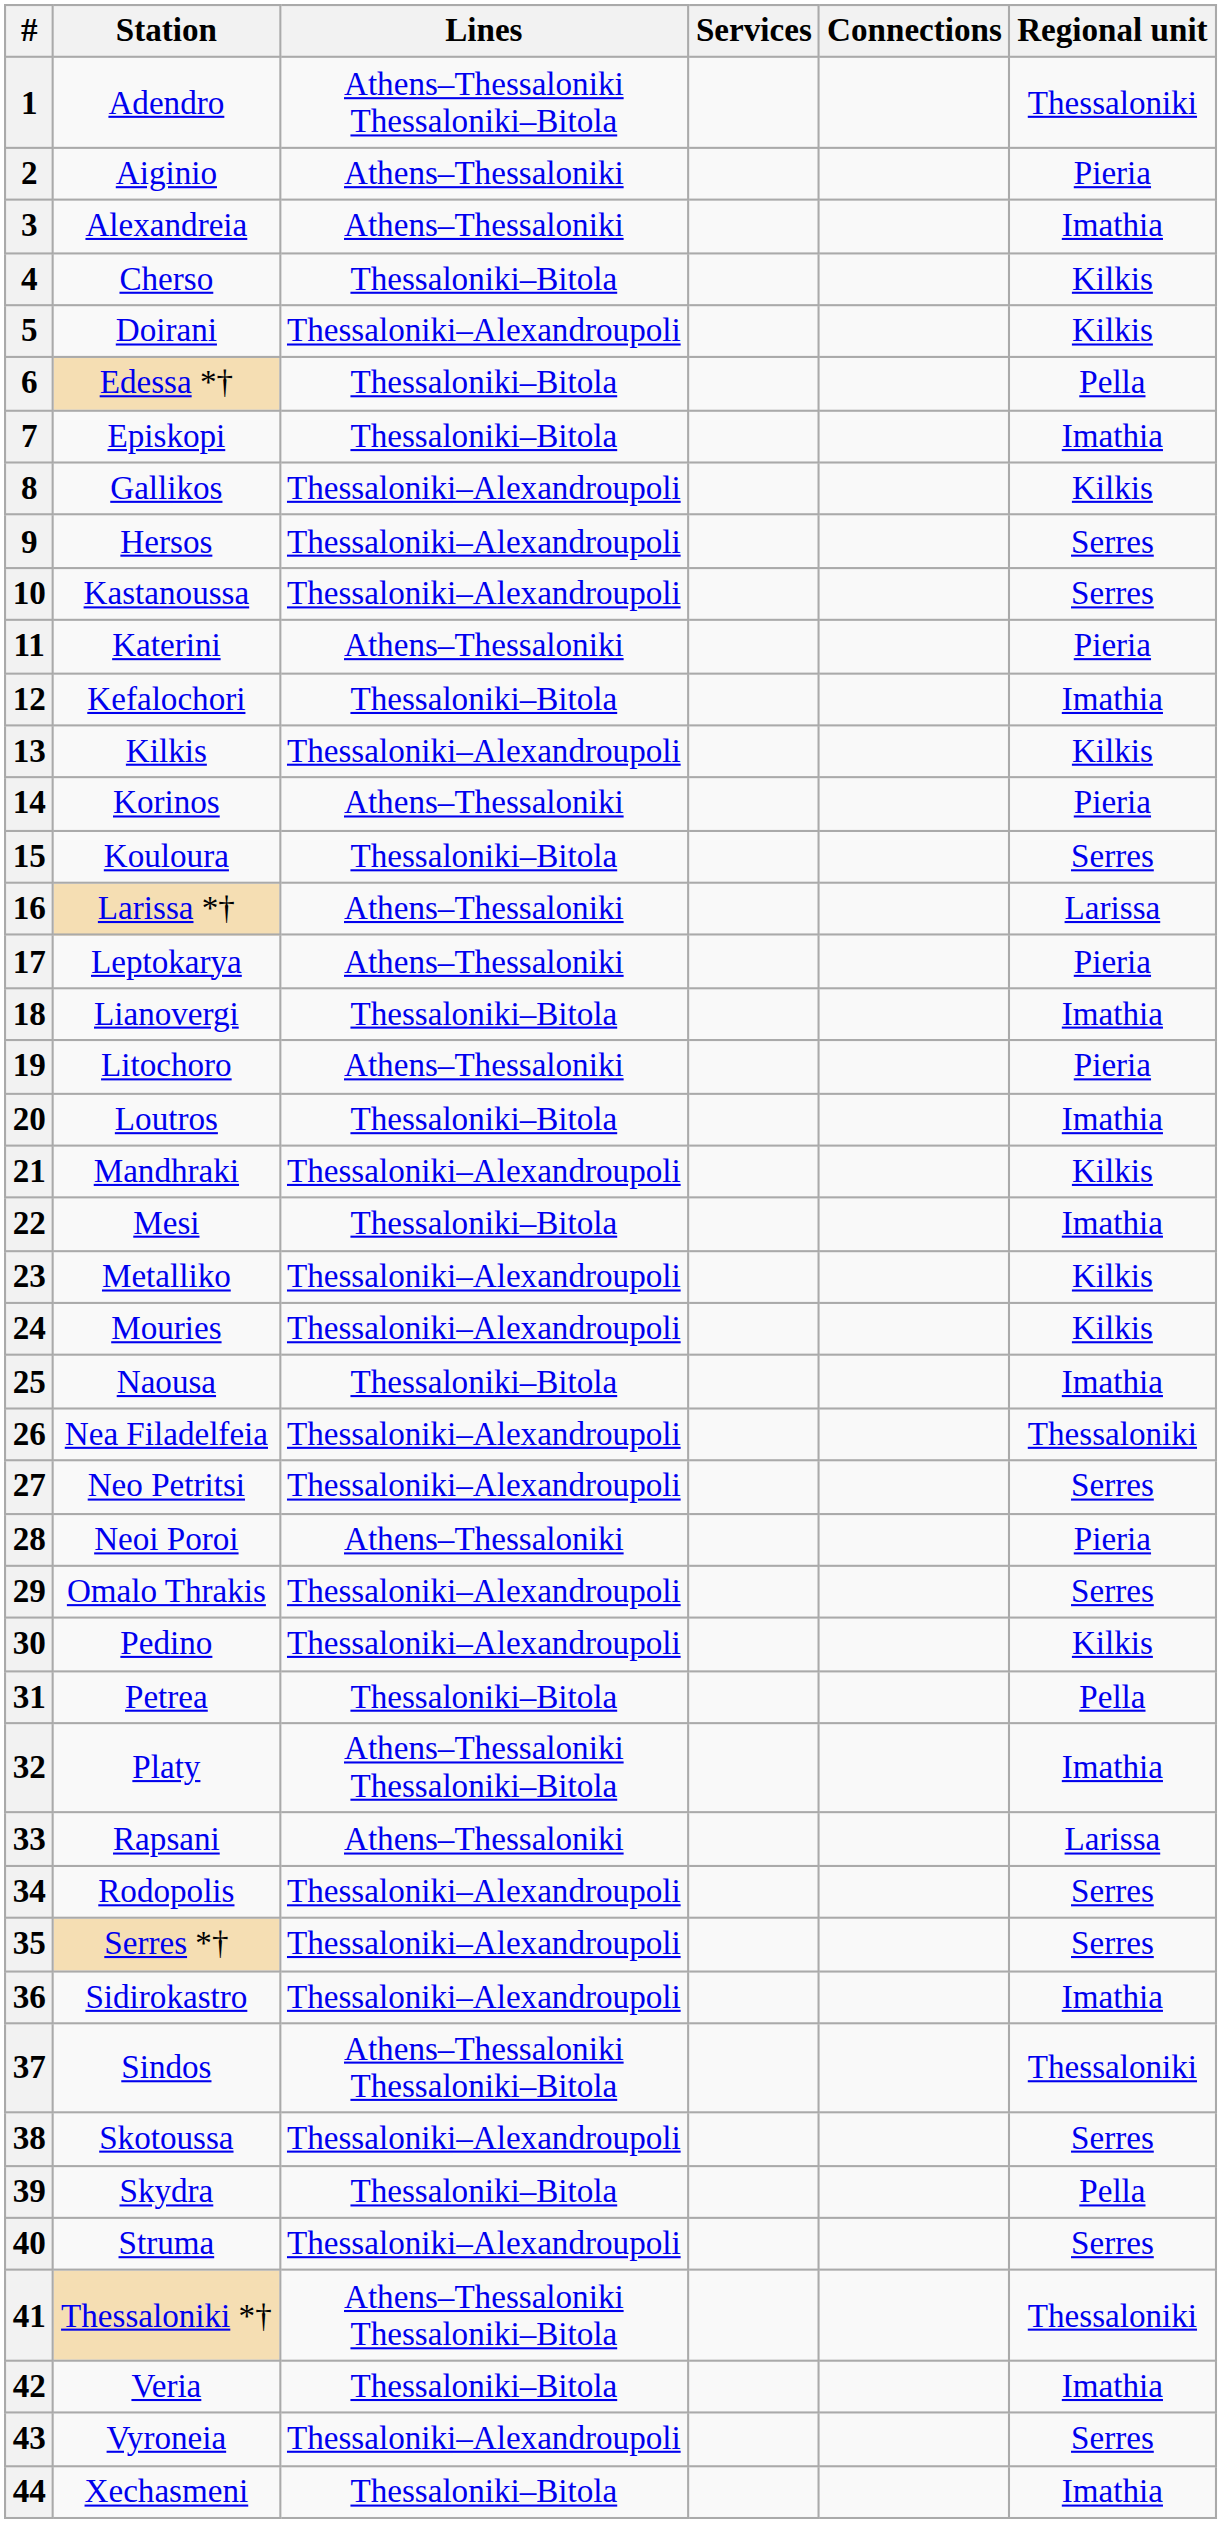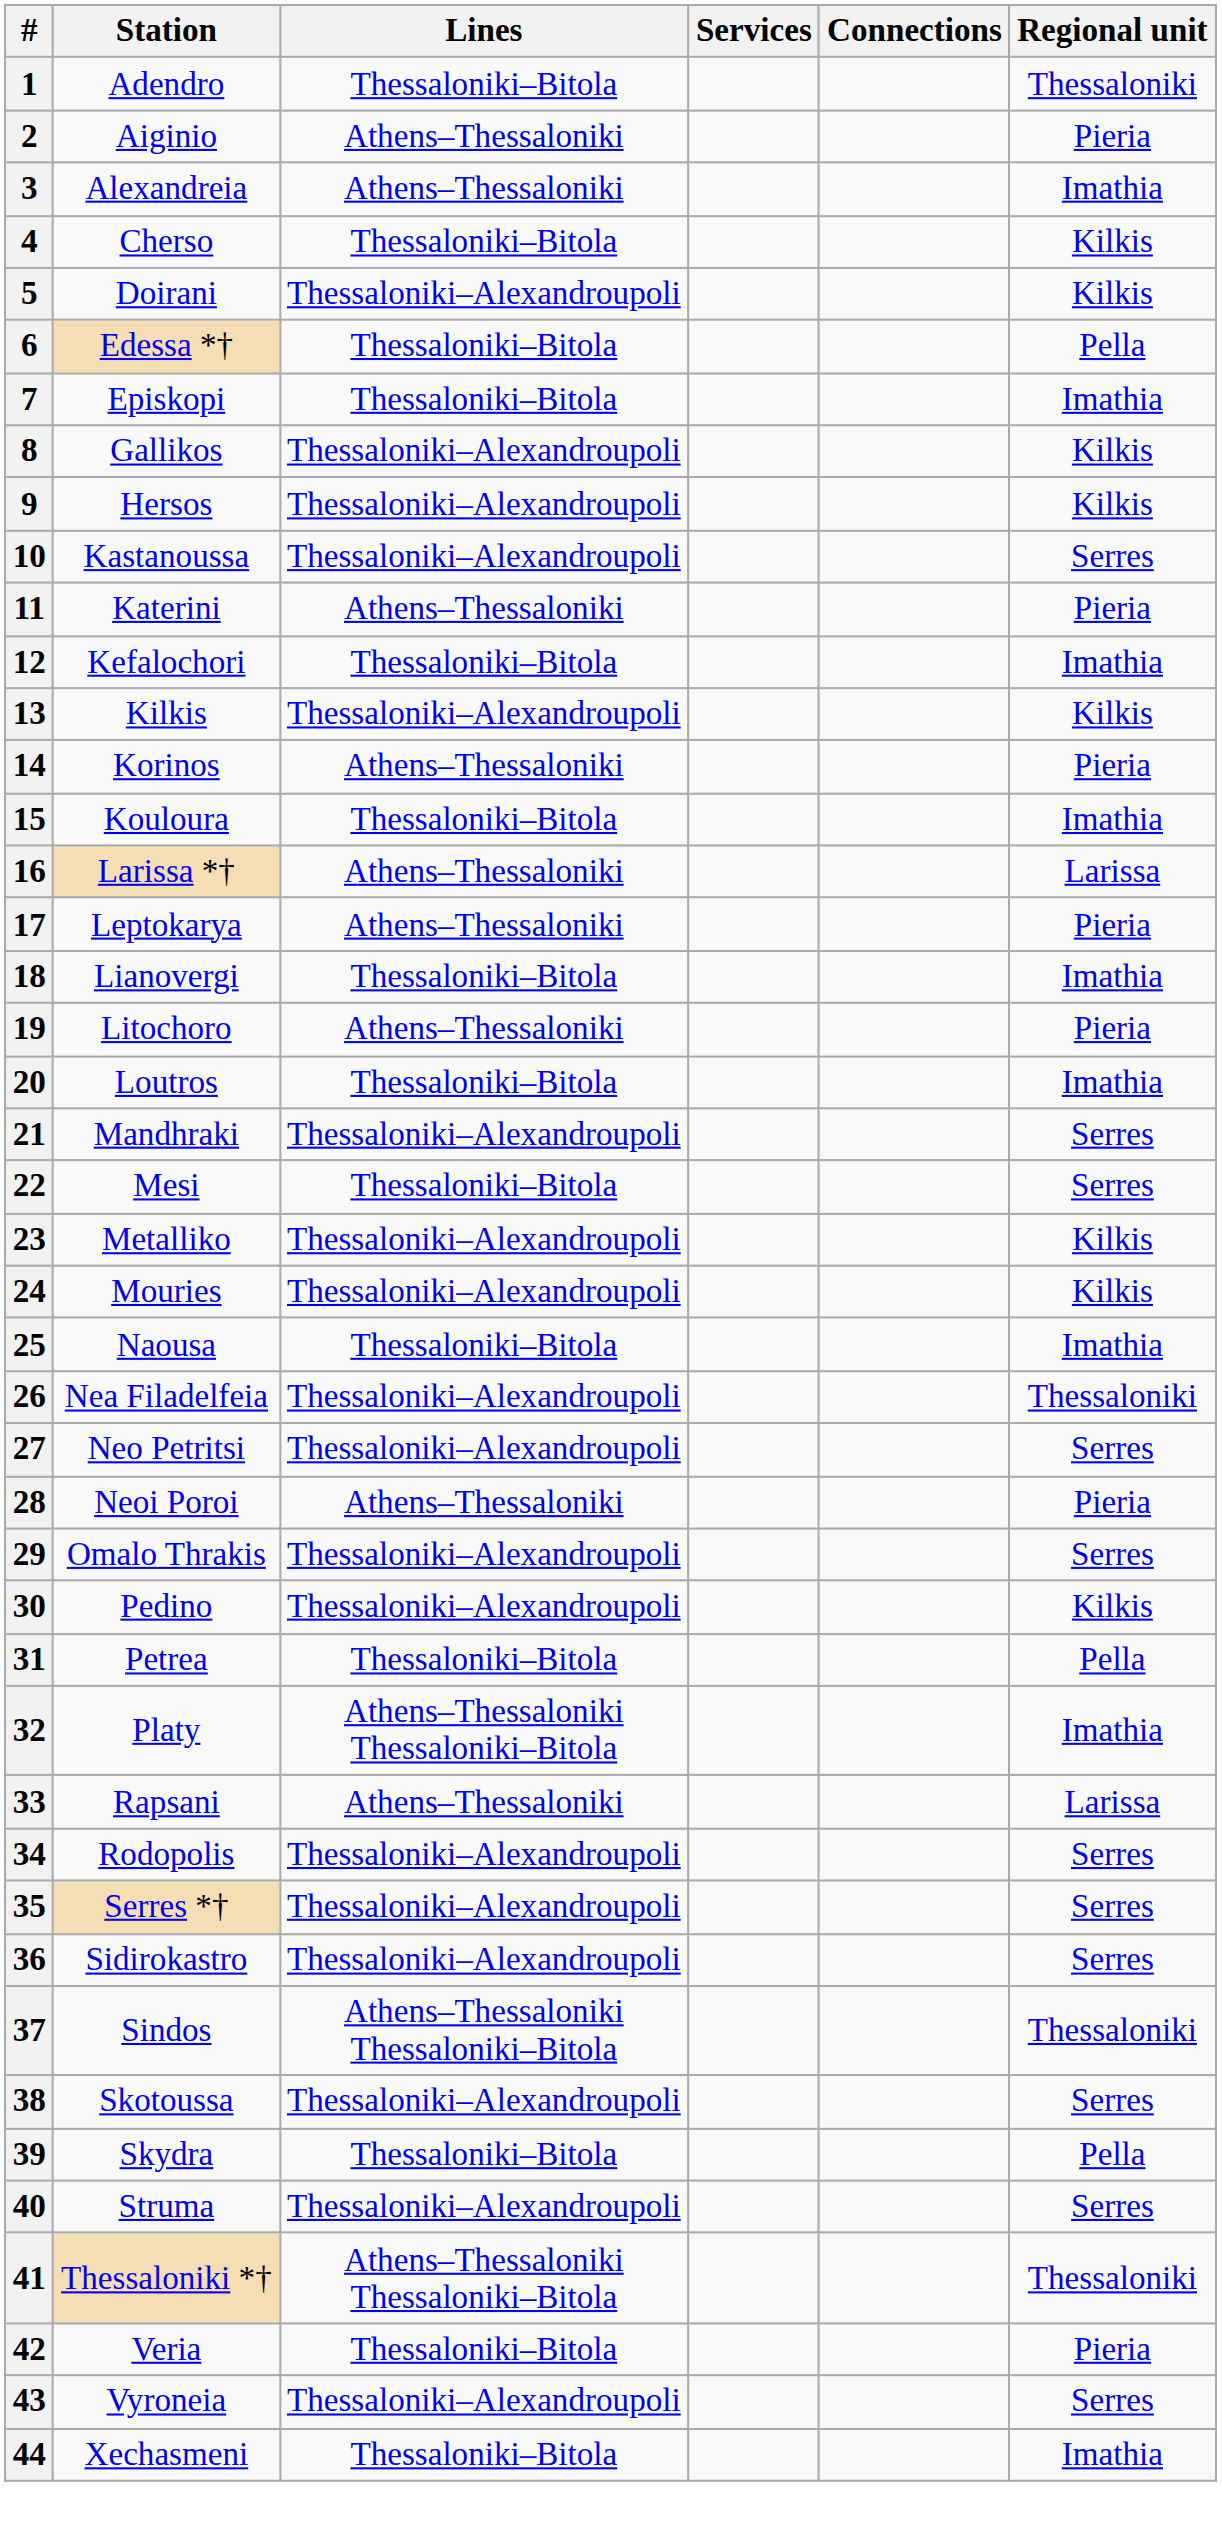(484, 101) Athens–Thessaloniki Thessaloniki–Bitola -> (484, 83) Thessaloniki–Bitola
(1112, 540) Serres -> (1112, 503) Kilkis
(1112, 855) Serres -> (1112, 818) Imathia
(1112, 1171) Kilkis -> (1112, 1133) Serres
(1112, 1223) Imathia -> (1112, 1186) Serres
(1112, 1996) Imathia -> (1112, 1958) Serres
(1112, 2385) Imathia -> (1112, 2348) Pieria
